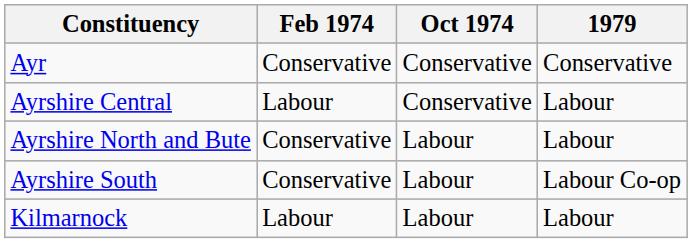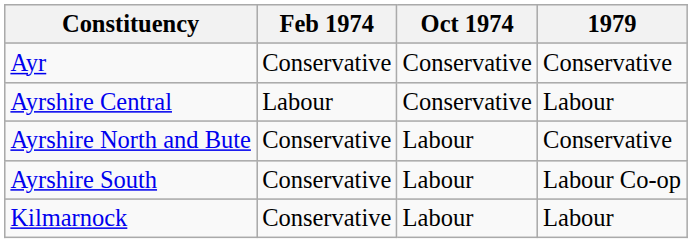(578, 140) Labour -> (608, 140) Conservative
(298, 218) Labour -> (327, 218) Conservative
